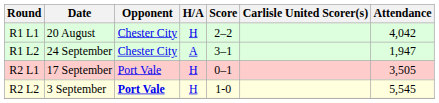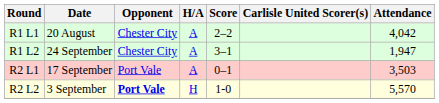(193, 32) H -> (193, 32) A
(193, 70) H -> (193, 70) A
(402, 70) 3,505 -> (402, 70) 3,503
(402, 88) 5,545 -> (402, 88) 5,570
